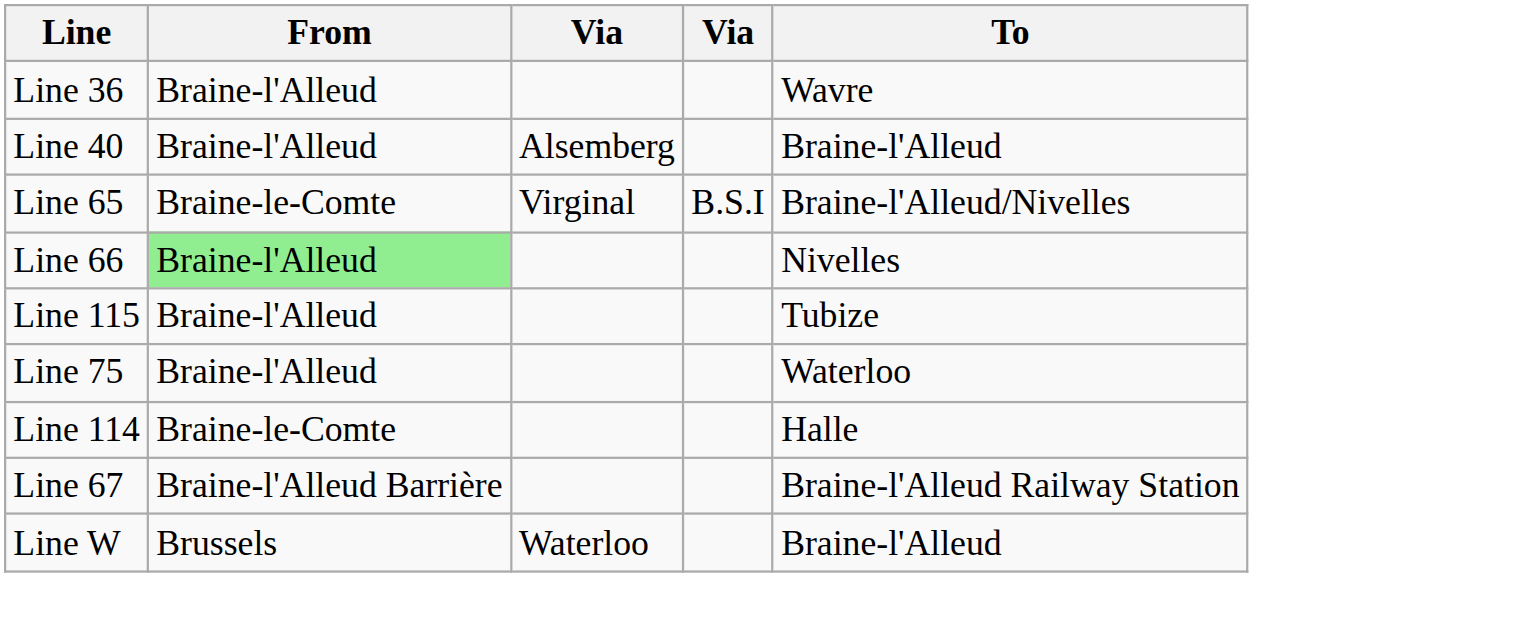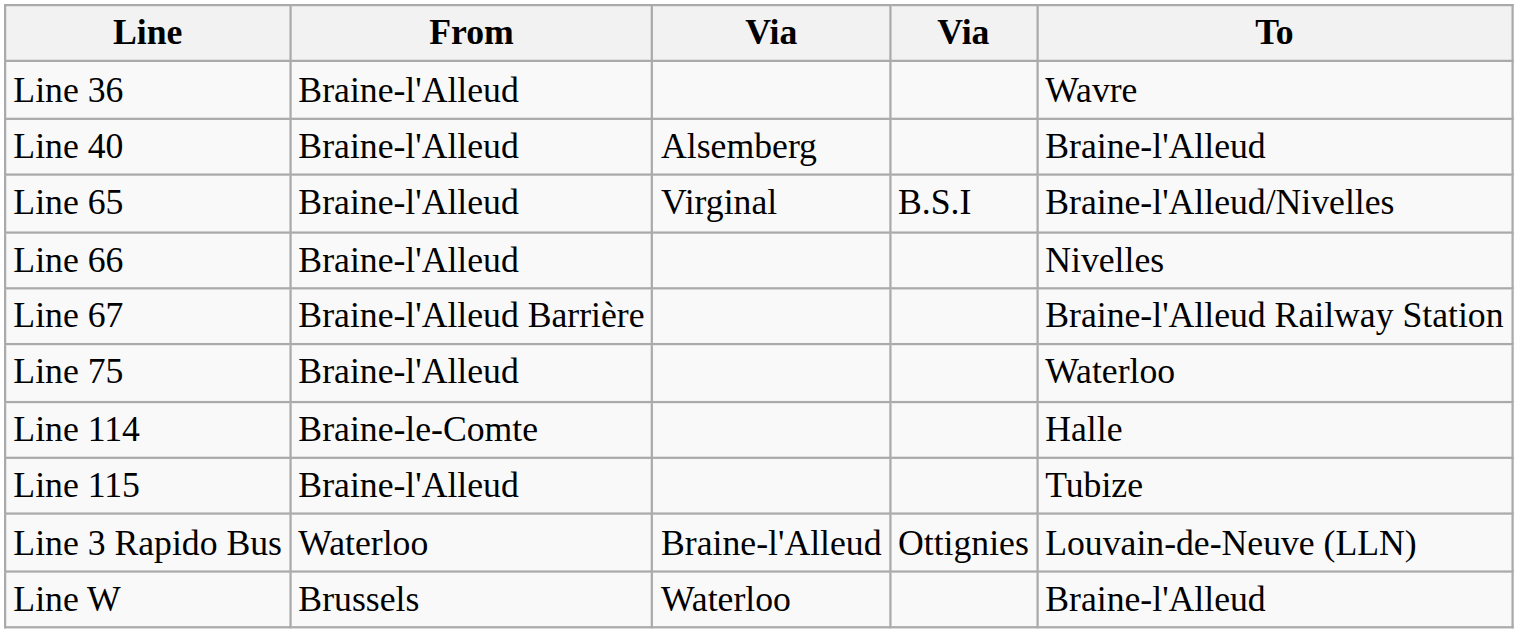(276, 202) Braine-le-Comte -> (409, 202) Braine-l'Alleud
(267, 259) lightgreen background -> (409, 259) no background
rows swapped: (68, 485) <-> (77, 315)
+ row: (148, 542)
